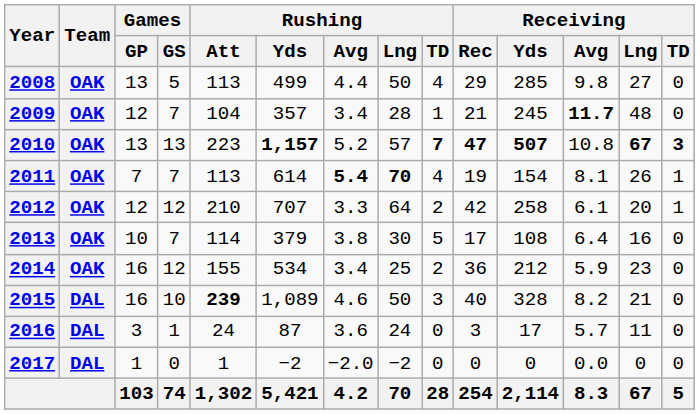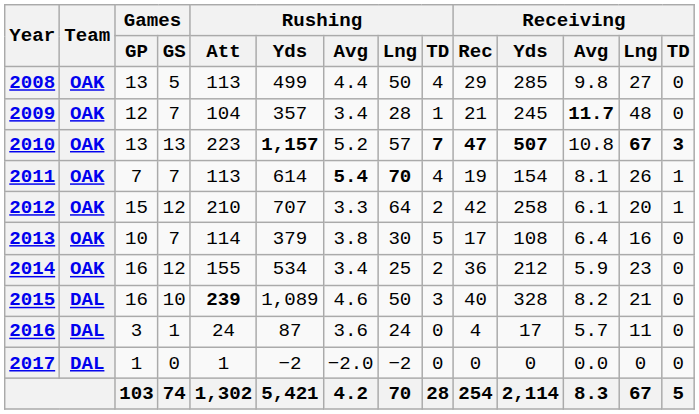(136, 207) 12 -> (136, 207) 15
(475, 332) 3 -> (475, 332) 4
